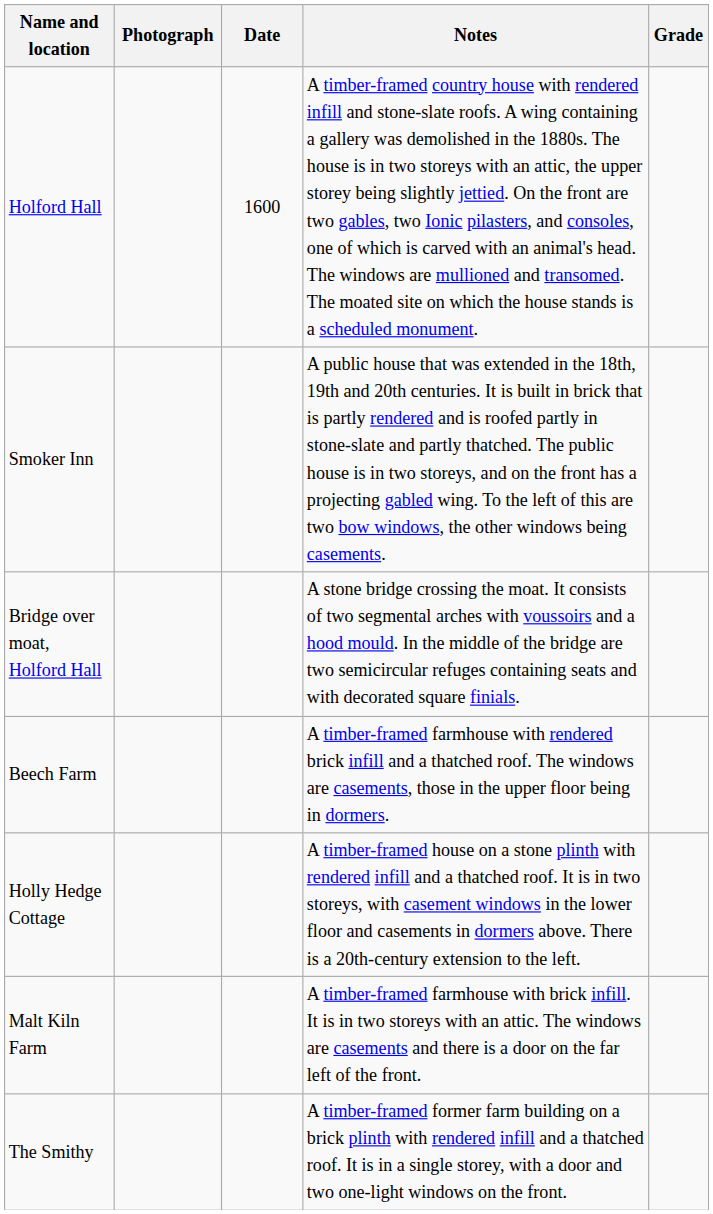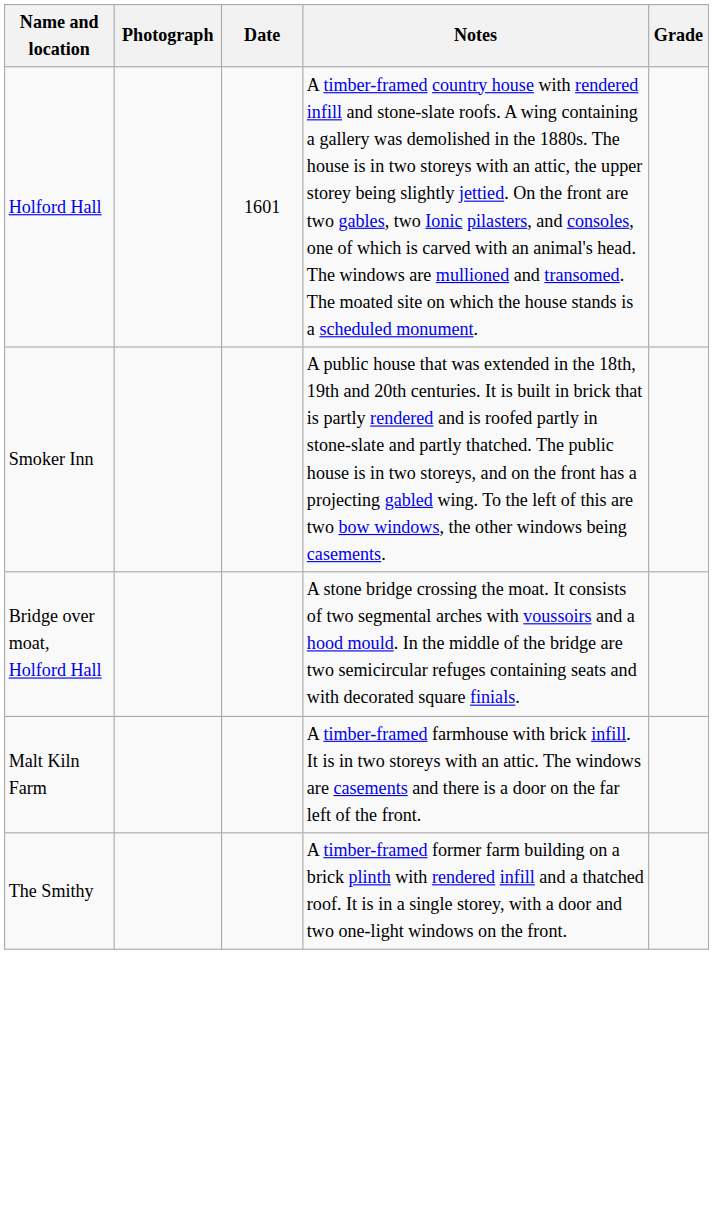(262, 206) 1600 -> (262, 206) 1601
- row: (53, 774)
- row: (55, 904)
